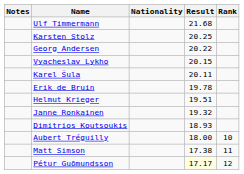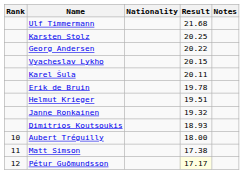columns swapped: (228, 11) <-> (18, 11)
